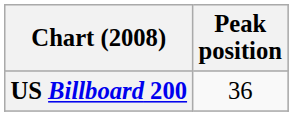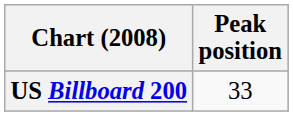(240, 90) 36 -> (240, 90) 33
